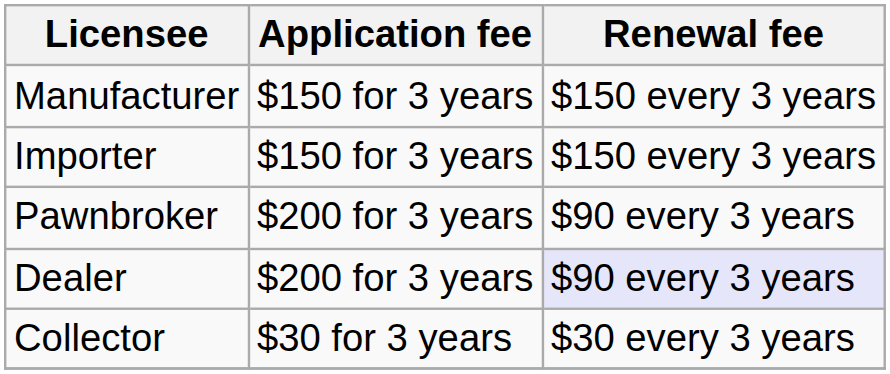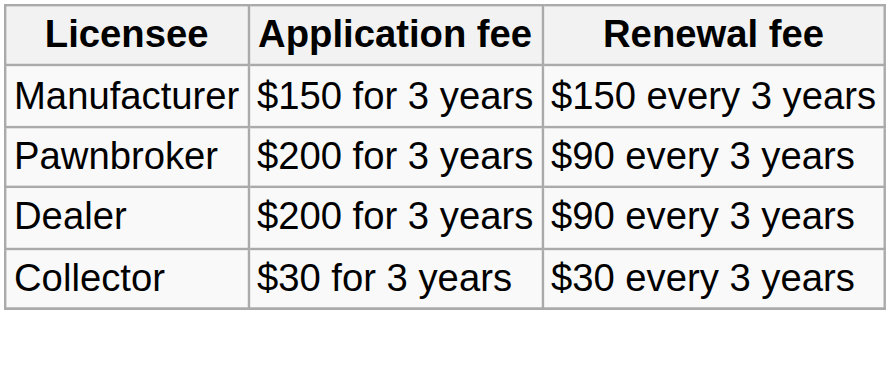- row: (85, 156)
(703, 277) lavender background -> (703, 216) no background
